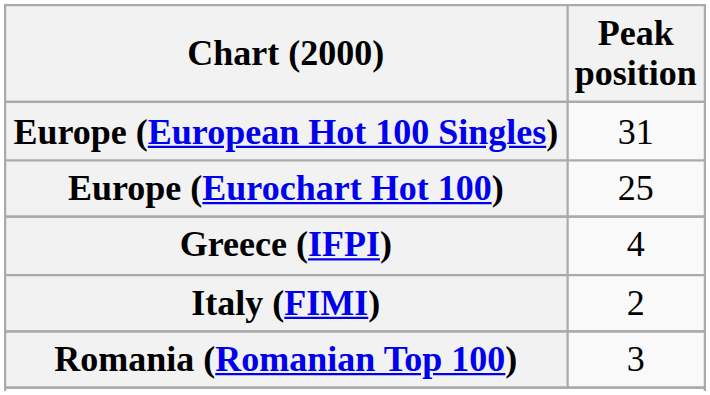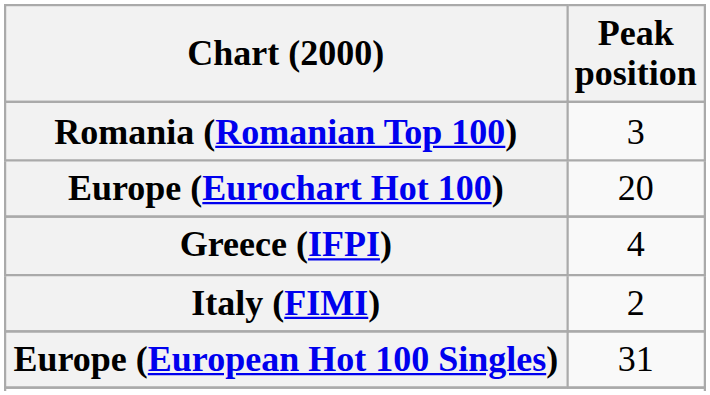rows swapped: (286, 130) <-> (286, 359)
(636, 187) 25 -> (636, 187) 20
